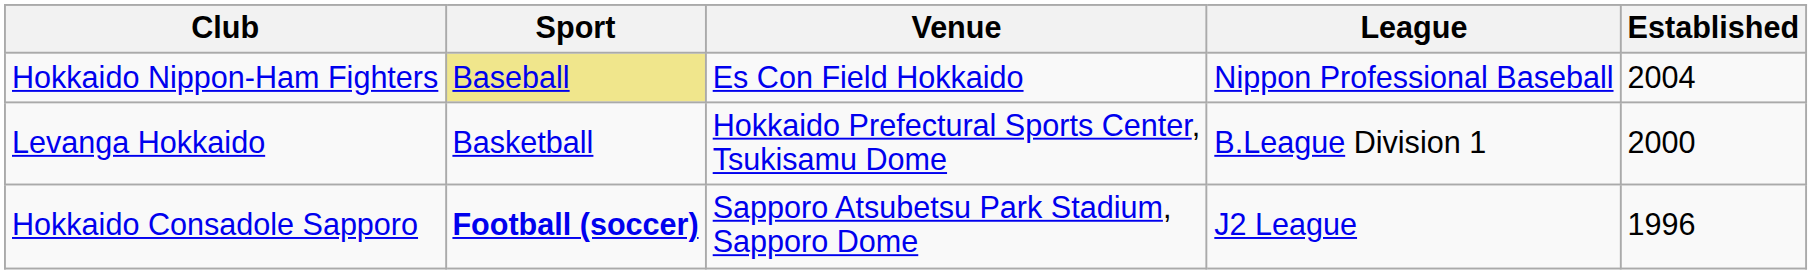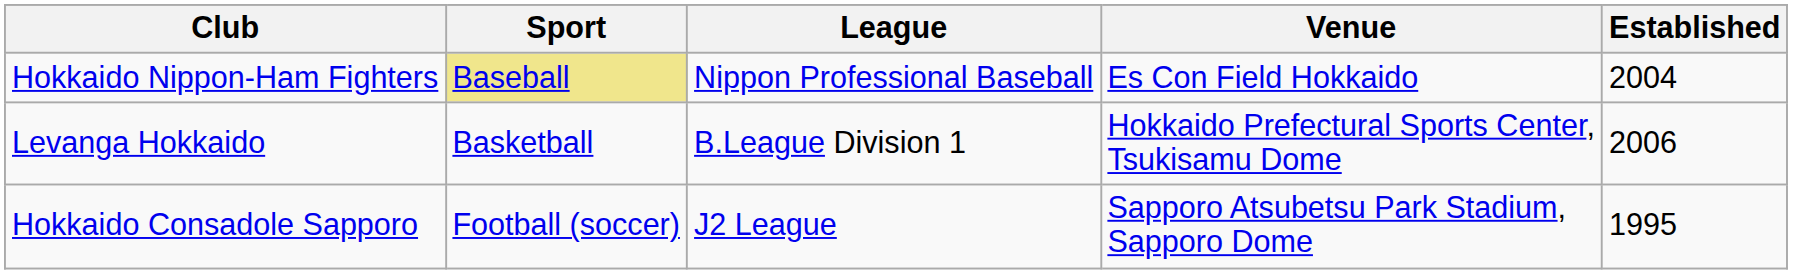columns swapped: (1414, 28) <-> (956, 28)
(1662, 142) 2000 -> (1643, 142) 2006
(576, 225) bold -> (566, 225) normal
(1662, 225) 1996 -> (1643, 225) 1995
